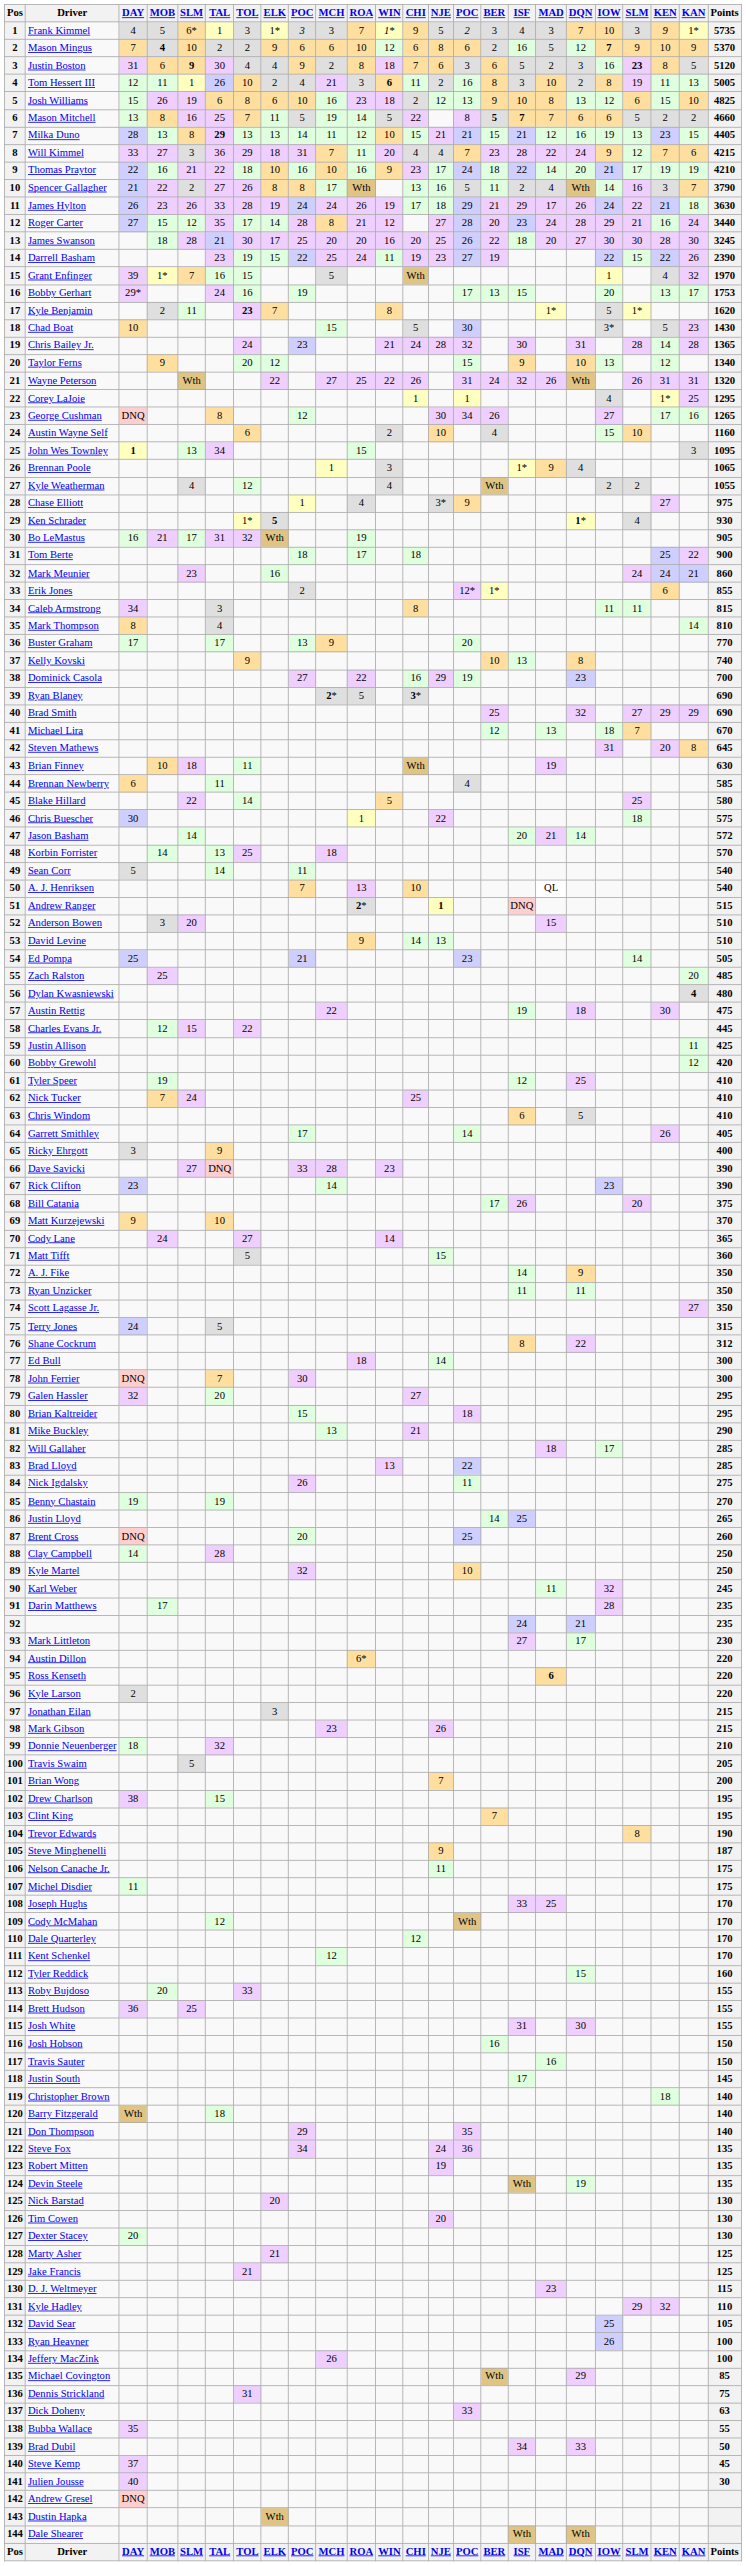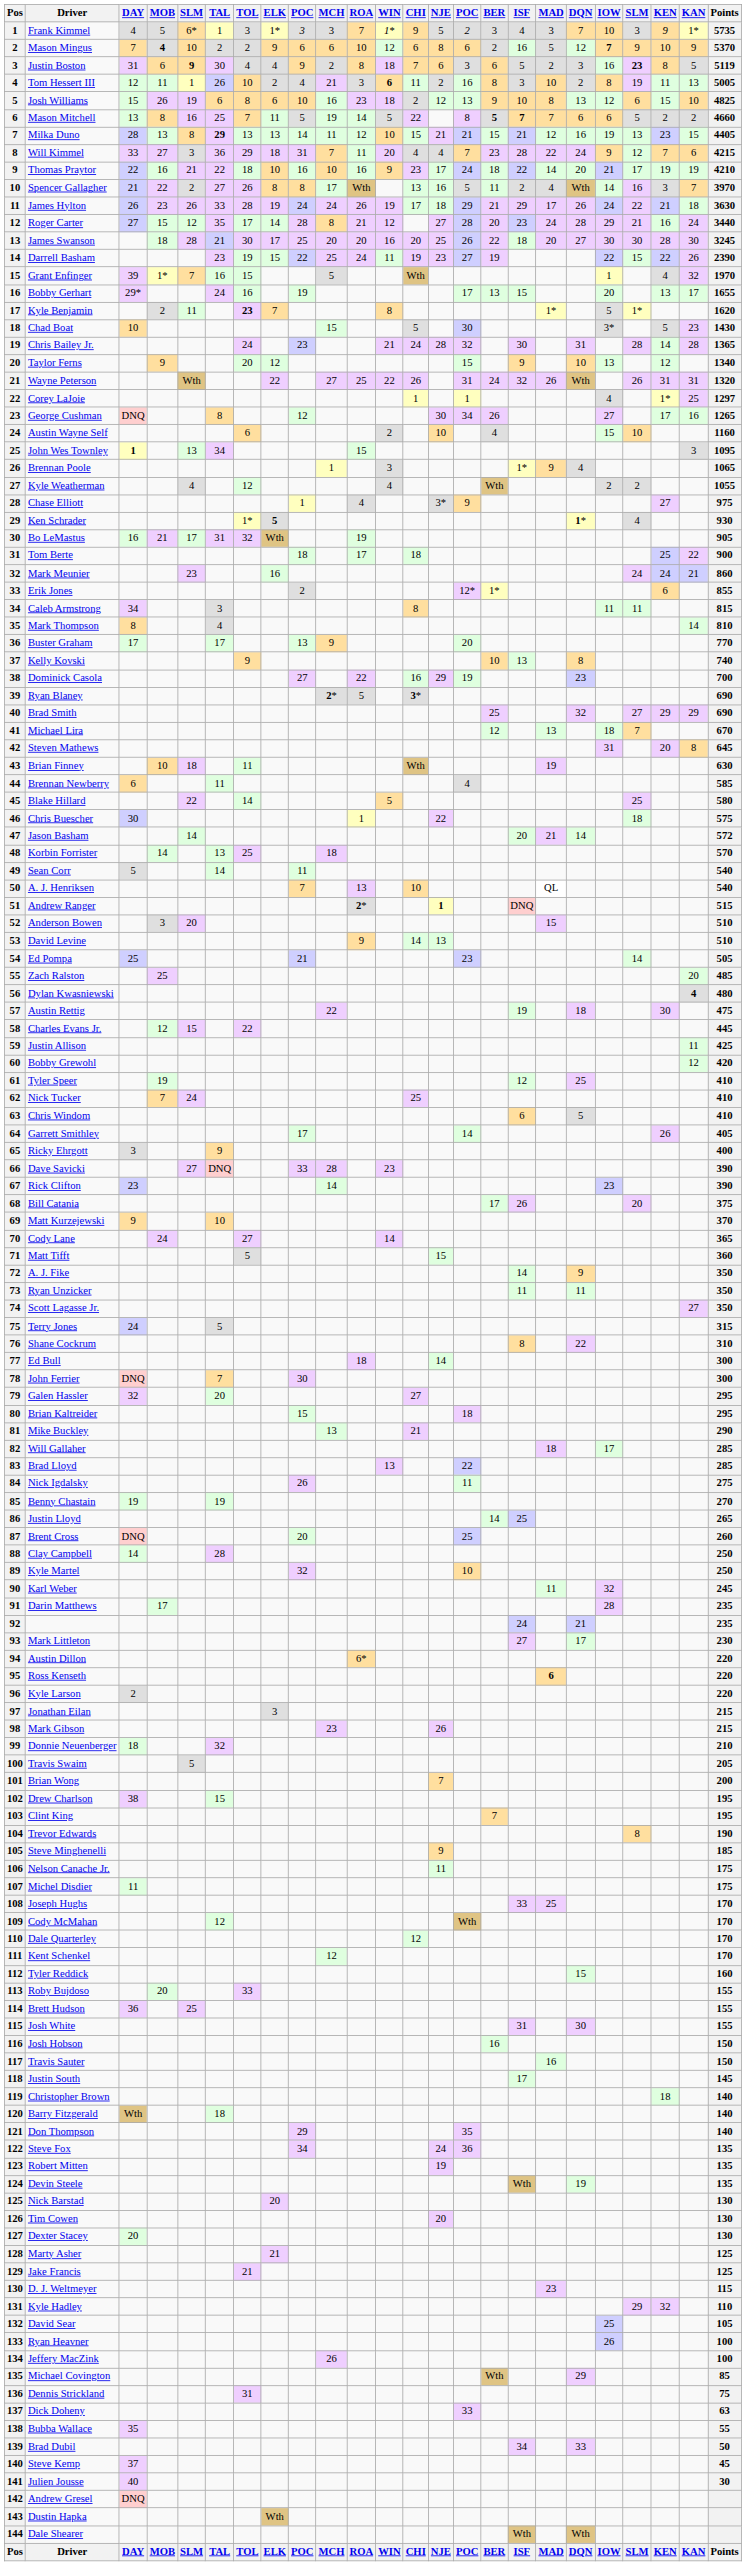(725, 65) 5120 -> (725, 65) 5119
(725, 188) 3790 -> (725, 188) 3970
(725, 293) 1753 -> (725, 293) 1655
(725, 398) 1295 -> (725, 398) 1297
(725, 1343) 312 -> (725, 1343) 310
(725, 1851) 187 -> (725, 1851) 185
